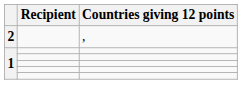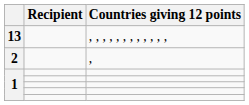+ row: (14, 36)
